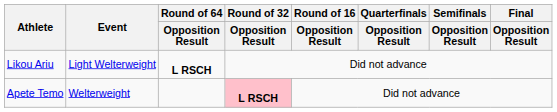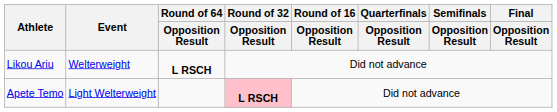(112, 65) Light Welterweight -> (99, 65) Welterweight
(99, 93) Welterweight -> (112, 93) Light Welterweight
